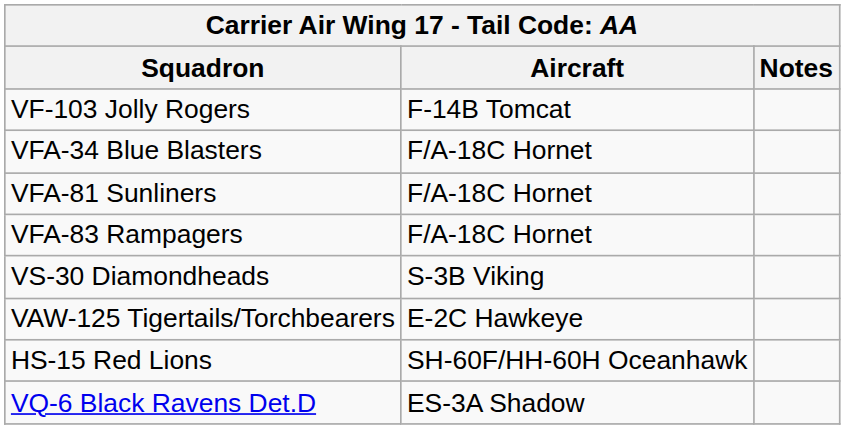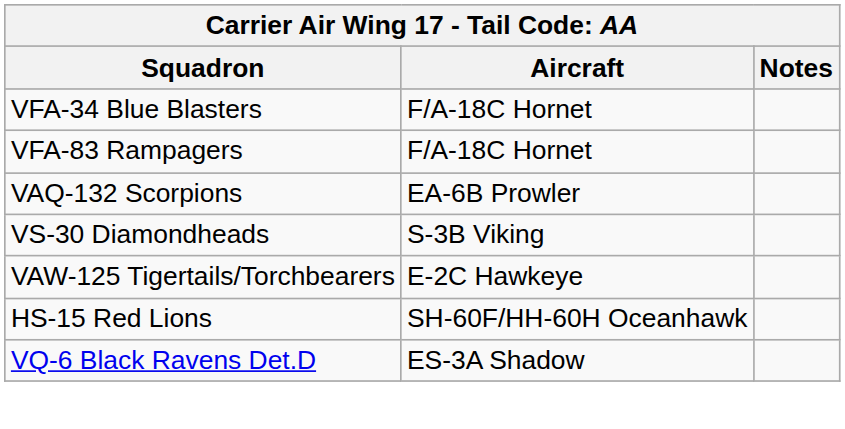- row: (130, 109)
- row: (114, 192)
+ row: (127, 192)
